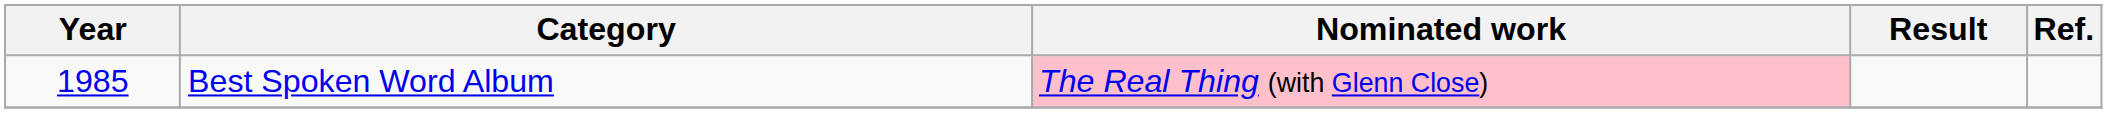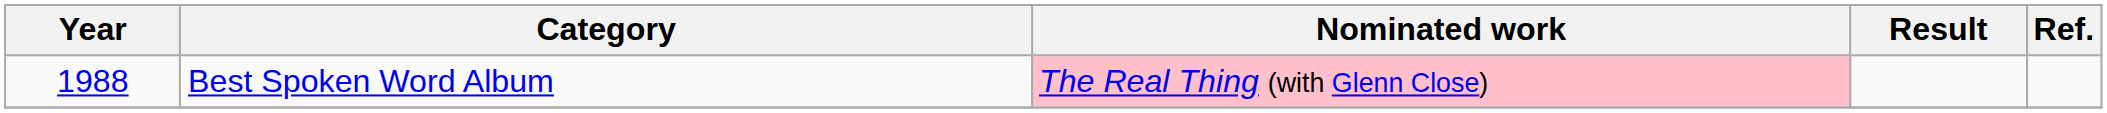(93, 81) 1985 -> (93, 81) 1988
